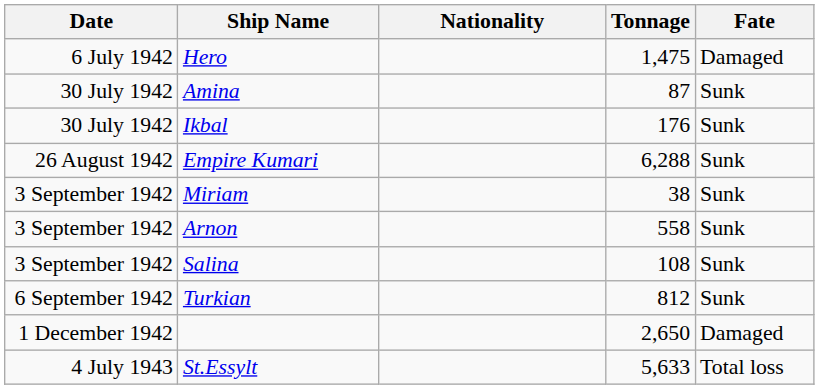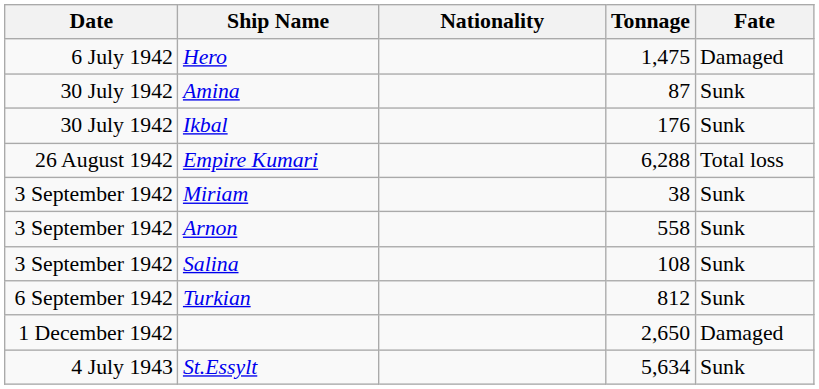(722, 159) Sunk -> (742, 159) Total loss
(666, 366) 5,633 -> (666, 366) 5,634
(742, 366) Total loss -> (722, 366) Sunk
